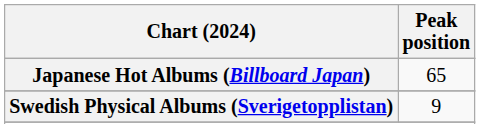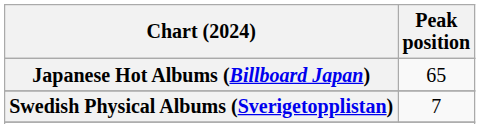(436, 106) 9 -> (436, 106) 7
